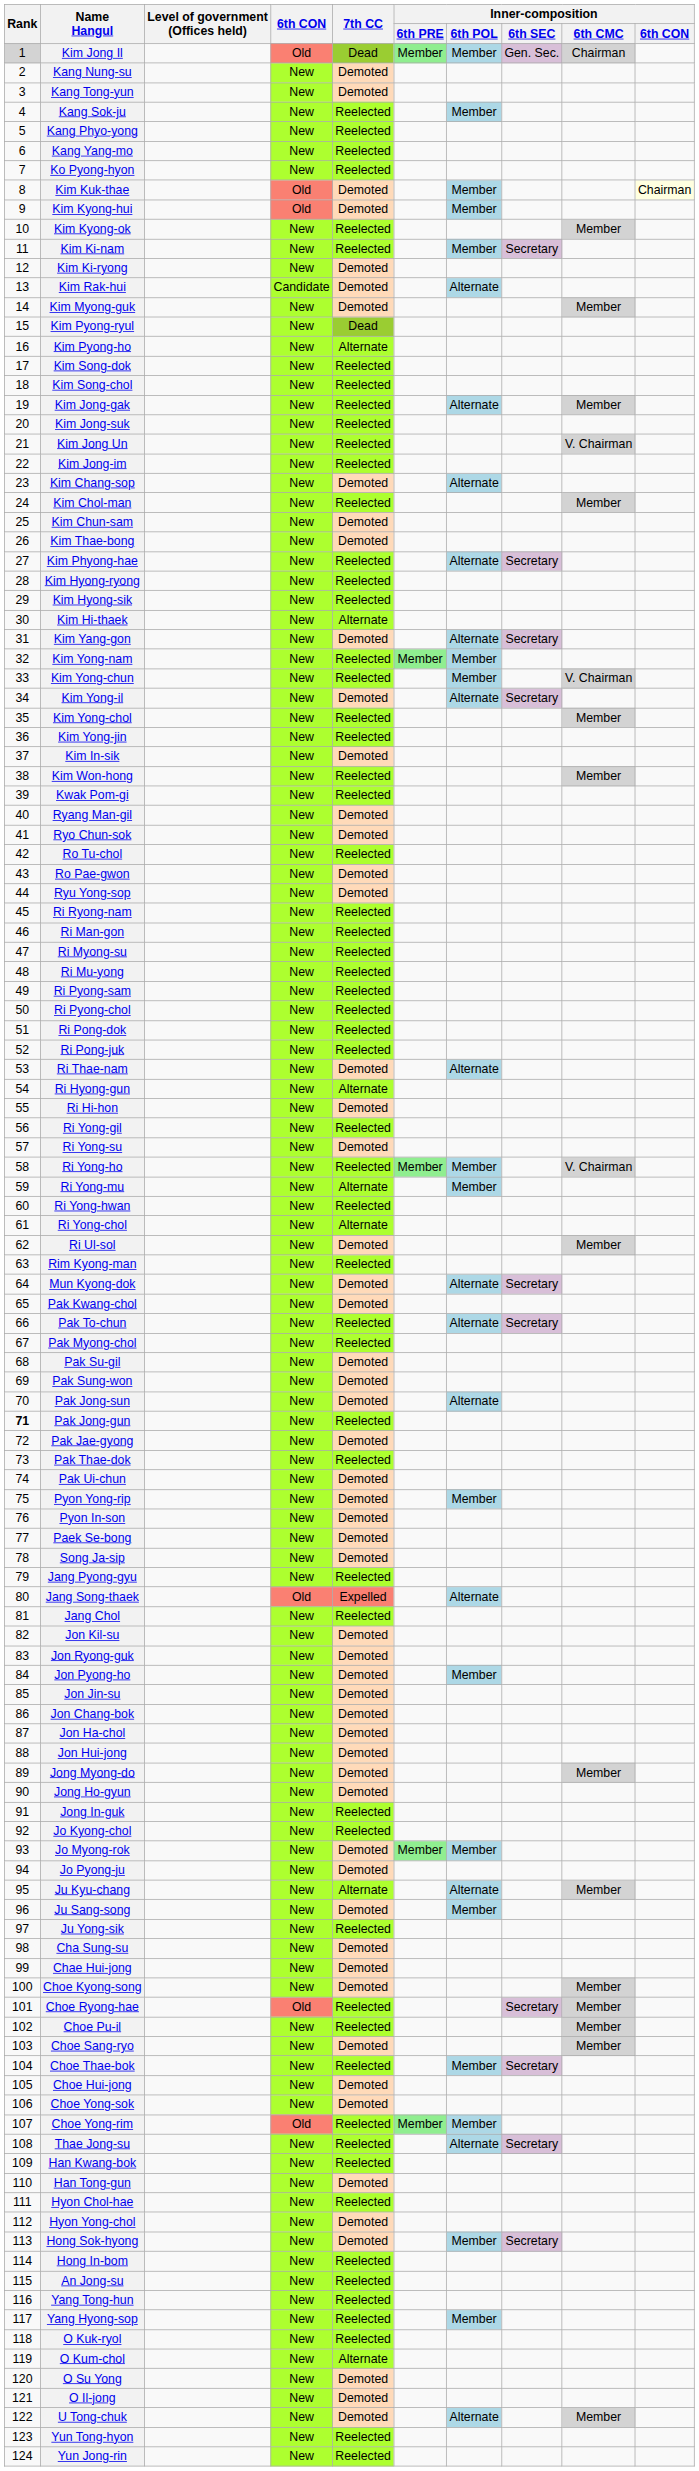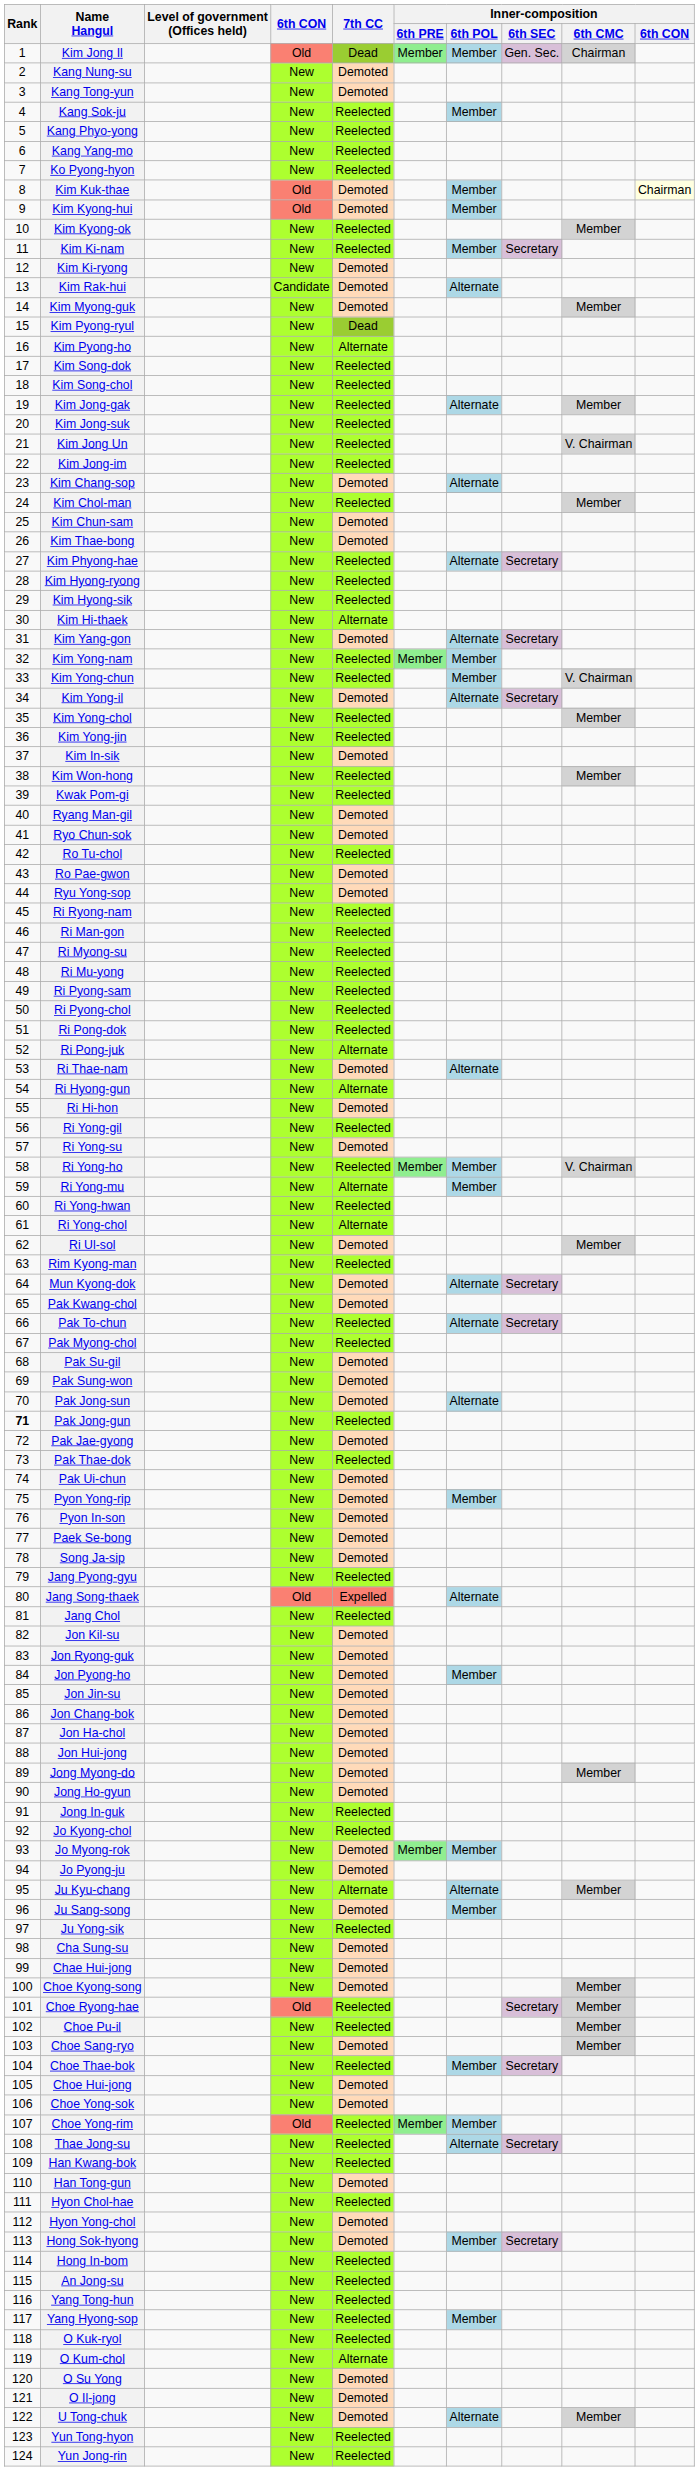(22, 53) lightgrey background -> (22, 53) no background
(363, 1049) Reelected -> (363, 1049) Alternate
